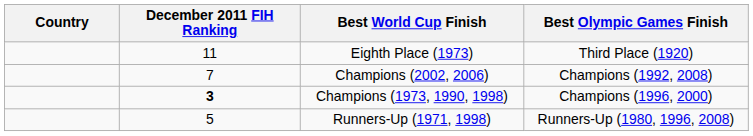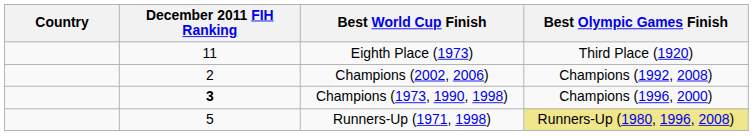(210, 75) 7 -> (210, 75) 2
(636, 119) no background -> (636, 119) khaki background
